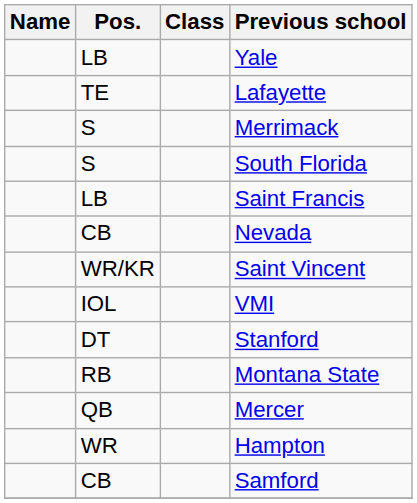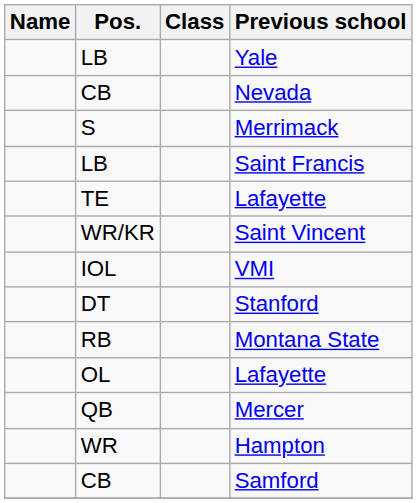rows swapped: (96, 233) <-> (95, 92)
- row: (88, 163)
+ row: (95, 374)
